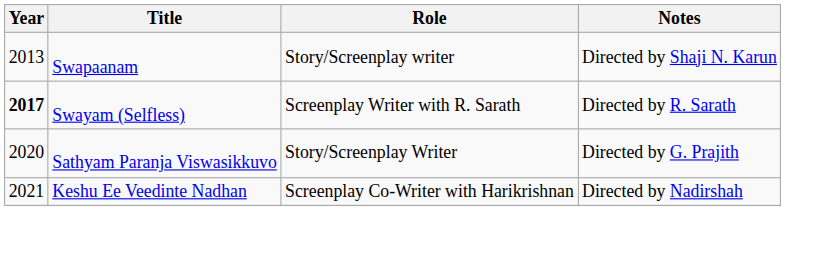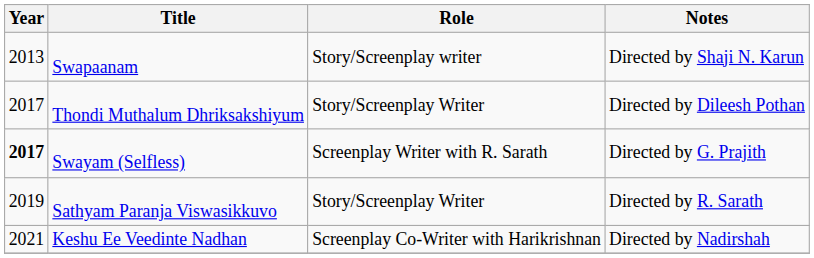+ row: (178, 114)
(659, 104) Directed by R. Sarath -> (688, 153) Directed by G. Prajith
(26, 153) 2020 -> (26, 201) 2019
(660, 153) Directed by G. Prajith -> (686, 201) Directed by R. Sarath
